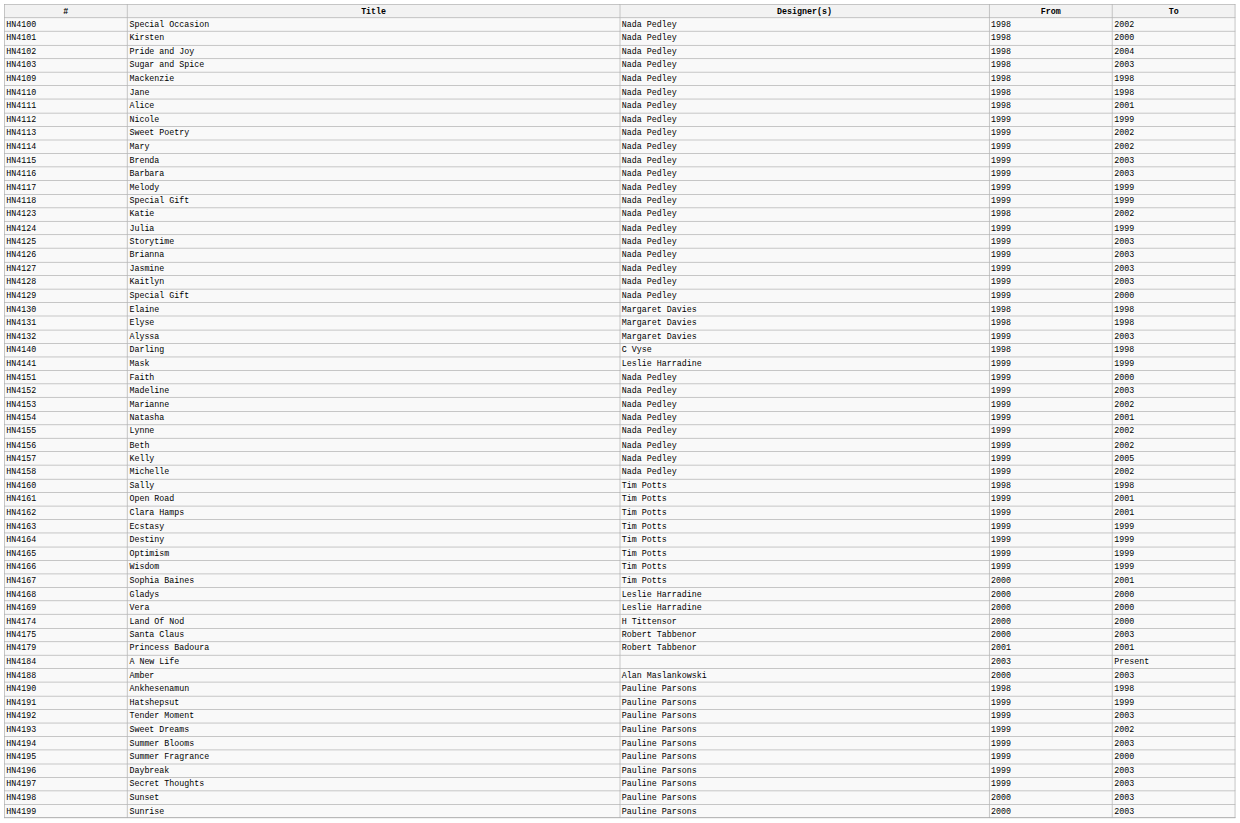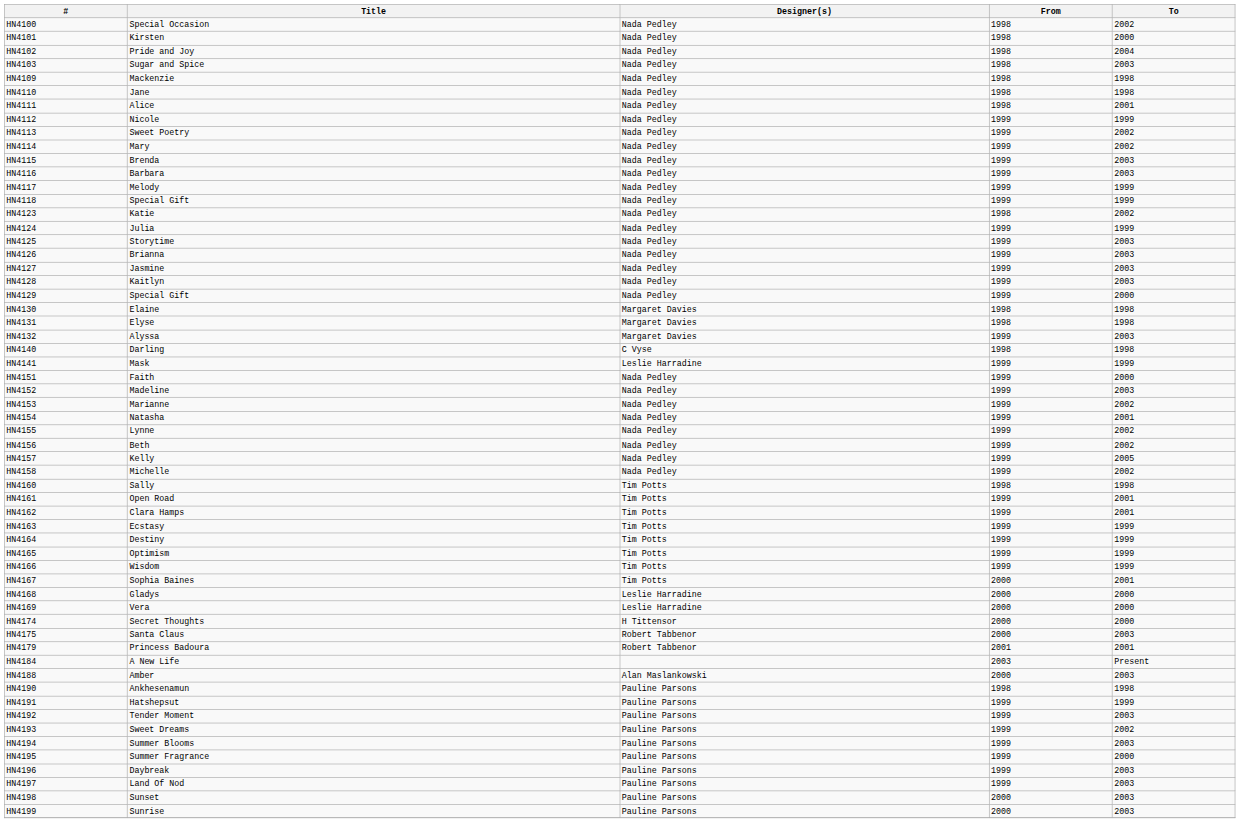(157, 621) Land Of Nod -> (167, 621) Secret Thoughts
(167, 784) Secret Thoughts -> (157, 784) Land Of Nod
